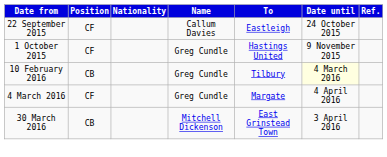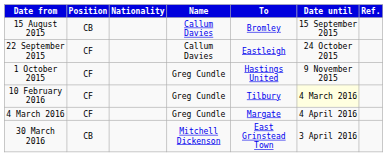+ row: (35, 29)
(90, 74) CB -> (88, 96) CF
